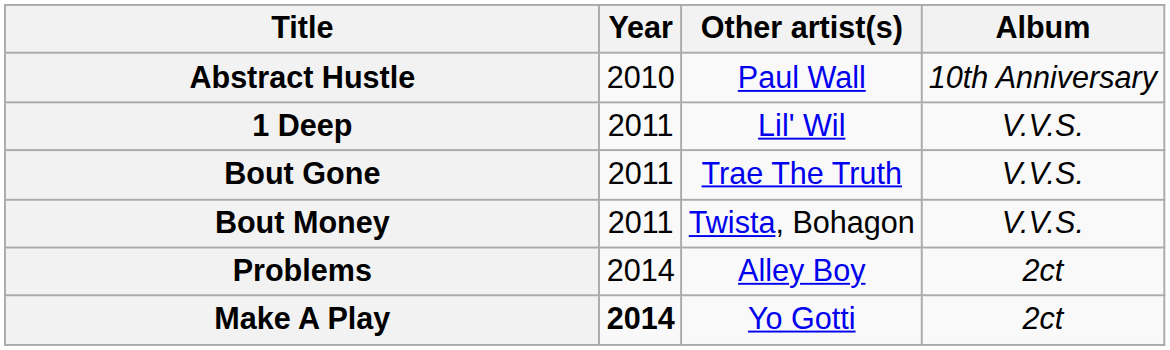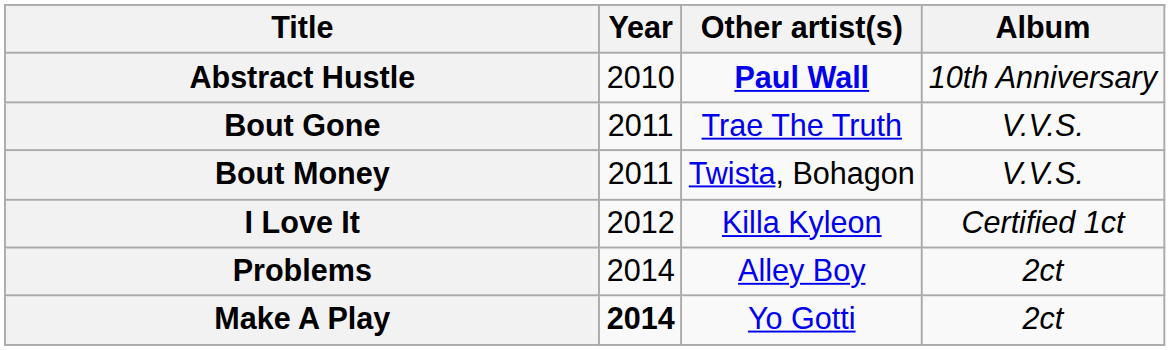(802, 77) normal -> (802, 77) bold
- row: (302, 125)
+ row: (302, 222)
